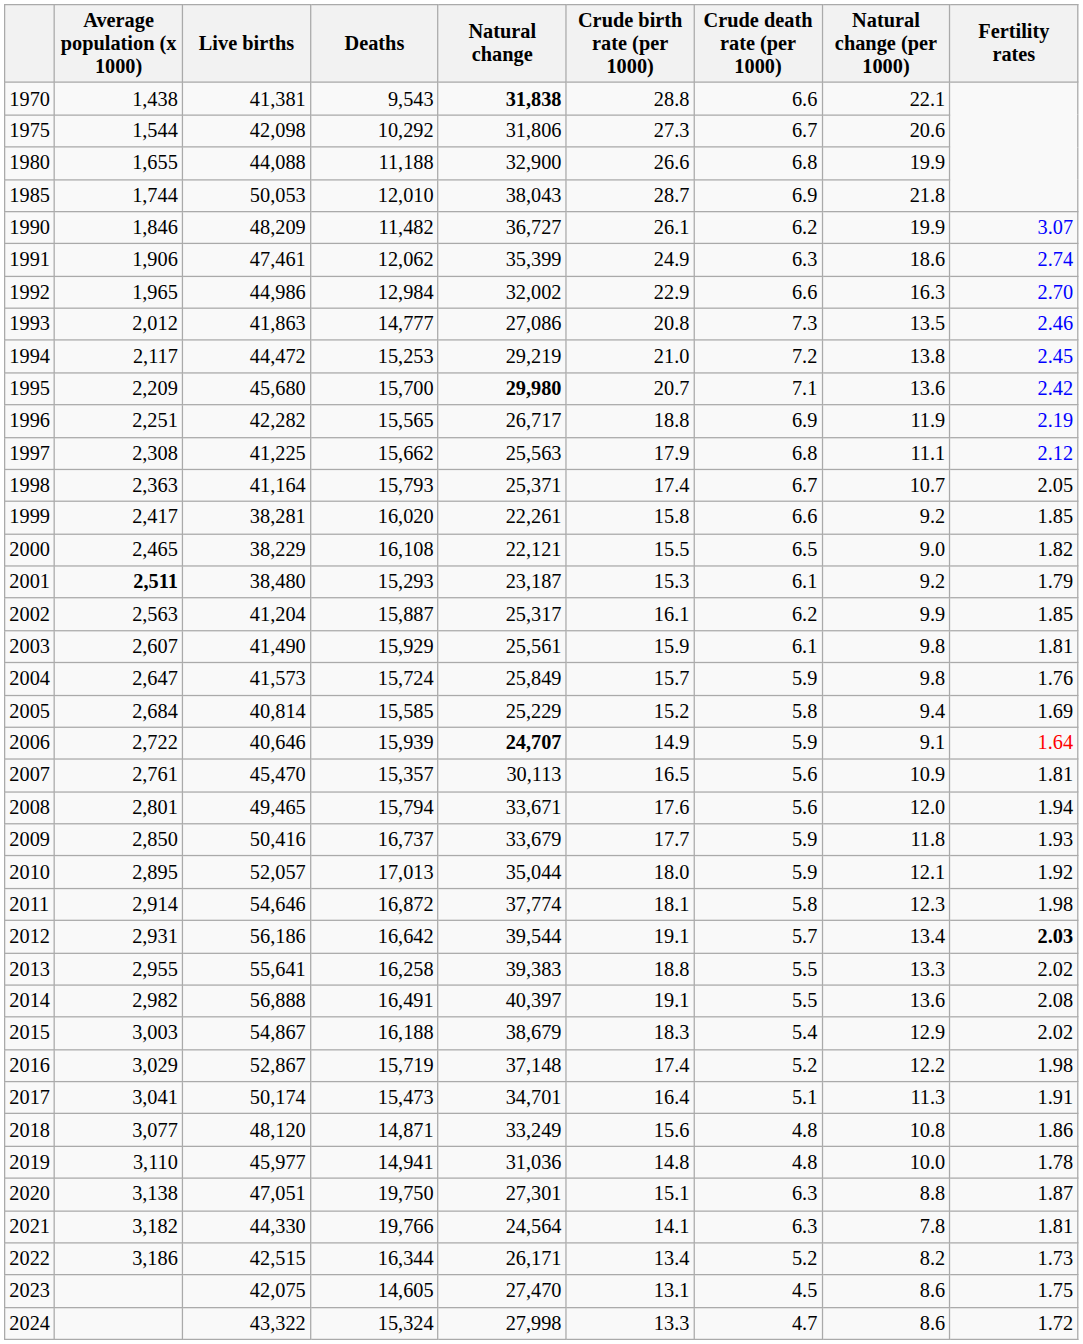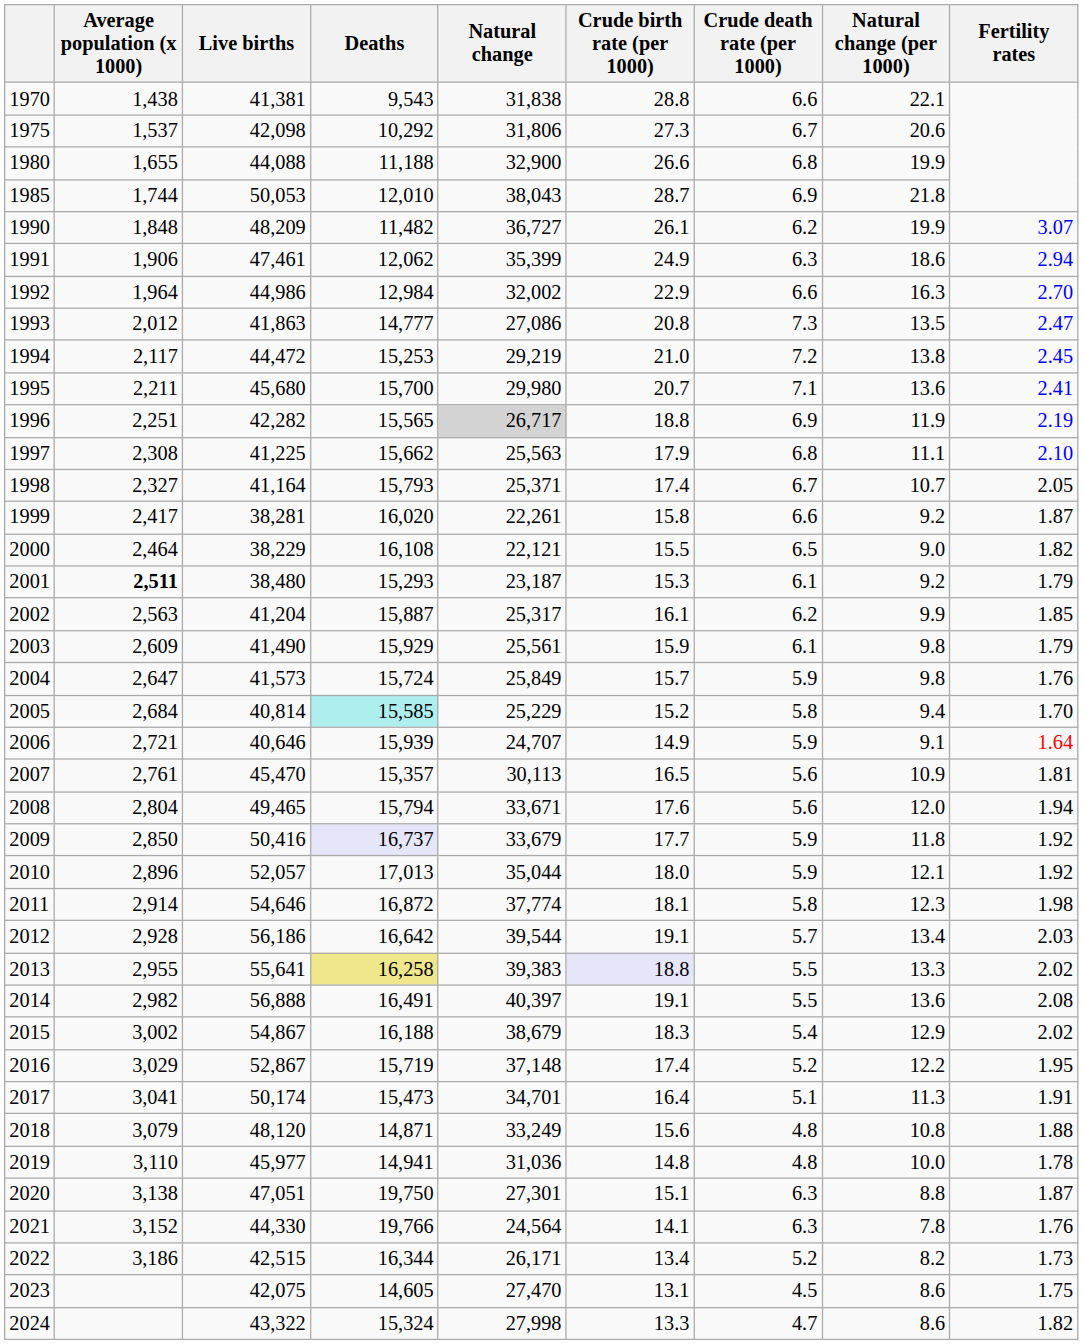(534, 98) bold -> (534, 98) normal
(155, 130) 1,544 -> (155, 130) 1,537
(155, 227) 1,846 -> (155, 227) 1,848
(1055, 259) 2.74 -> (1055, 259) 2.94
(155, 291) 1,965 -> (155, 291) 1,964
(1055, 324) 2.46 -> (1055, 324) 2.47
(155, 388) 2,209 -> (155, 388) 2,211
(534, 388) bold -> (534, 388) normal
(1055, 388) 2.42 -> (1055, 388) 2.41
(534, 420) no background -> (534, 420) lightgrey background
(1055, 453) 2.12 -> (1055, 453) 2.10
(155, 485) 2,363 -> (155, 485) 2,327
(1055, 517) 1.85 -> (1055, 517) 1.87
(155, 549) 2,465 -> (155, 549) 2,464
(155, 646) 2,607 -> (155, 646) 2,609
(1055, 646) 1.81 -> (1055, 646) 1.79
(406, 710) no background -> (406, 710) paleturquoise background
(1055, 710) 1.69 -> (1055, 710) 1.70
(155, 743) 2,722 -> (155, 743) 2,721
(534, 743) bold -> (534, 743) normal
(155, 807) 2,801 -> (155, 807) 2,804
(406, 839) no background -> (406, 839) lavender background
(1055, 839) 1.93 -> (1055, 839) 1.92
(155, 871) 2,895 -> (155, 871) 2,896
(155, 936) 2,931 -> (155, 936) 2,928
(1055, 936) bold -> (1055, 936) normal
(406, 968) no background -> (406, 968) khaki background
(672, 968) no background -> (672, 968) lavender background
(155, 1033) 3,003 -> (155, 1033) 3,002
(1055, 1065) 1.98 -> (1055, 1065) 1.95
(155, 1129) 3,077 -> (155, 1129) 3,079
(1055, 1129) 1.86 -> (1055, 1129) 1.88
(155, 1226) 3,182 -> (155, 1226) 3,152
(1055, 1226) 1.81 -> (1055, 1226) 1.76
(1055, 1323) 1.72 -> (1055, 1323) 1.82
